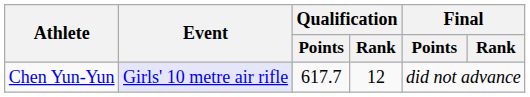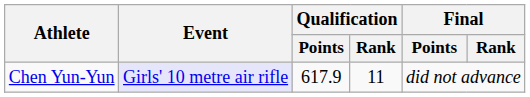(321, 77) 617.7 -> (321, 77) 617.9
(376, 77) 12 -> (376, 77) 11
